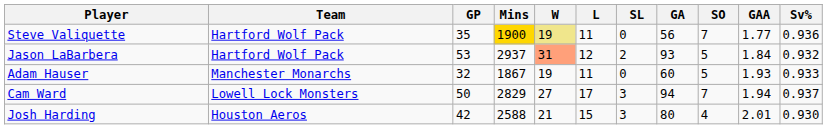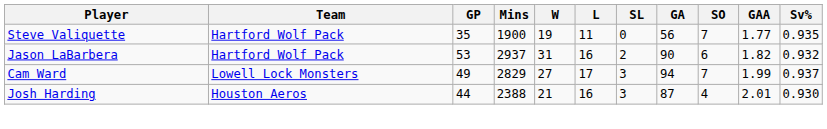(511, 34) gold background -> (511, 34) no background
(545, 34) khaki background -> (545, 34) no background
(801, 34) 0.936 -> (801, 34) 0.935
(545, 54) lightsalmon background -> (545, 54) no background
(586, 54) 12 -> (586, 54) 16
(667, 54) 93 -> (667, 54) 90
(705, 54) 5 -> (704, 54) 6
(756, 54) 1.84 -> (756, 54) 1.82
- row: (48, 74)
(463, 94) 50 -> (463, 74) 49
(756, 94) 1.94 -> (756, 74) 1.99
(463, 114) 42 -> (463, 94) 44
(511, 114) 2588 -> (511, 94) 2388
(586, 114) 15 -> (586, 94) 16
(667, 114) 80 -> (667, 94) 87
